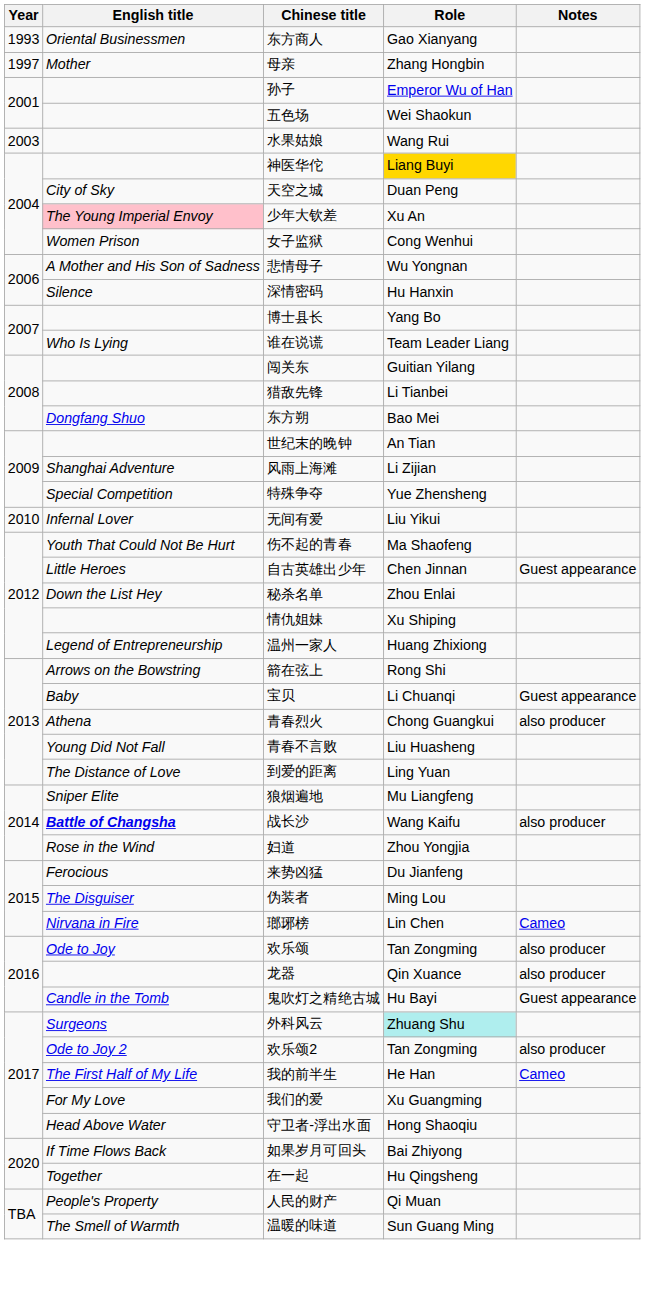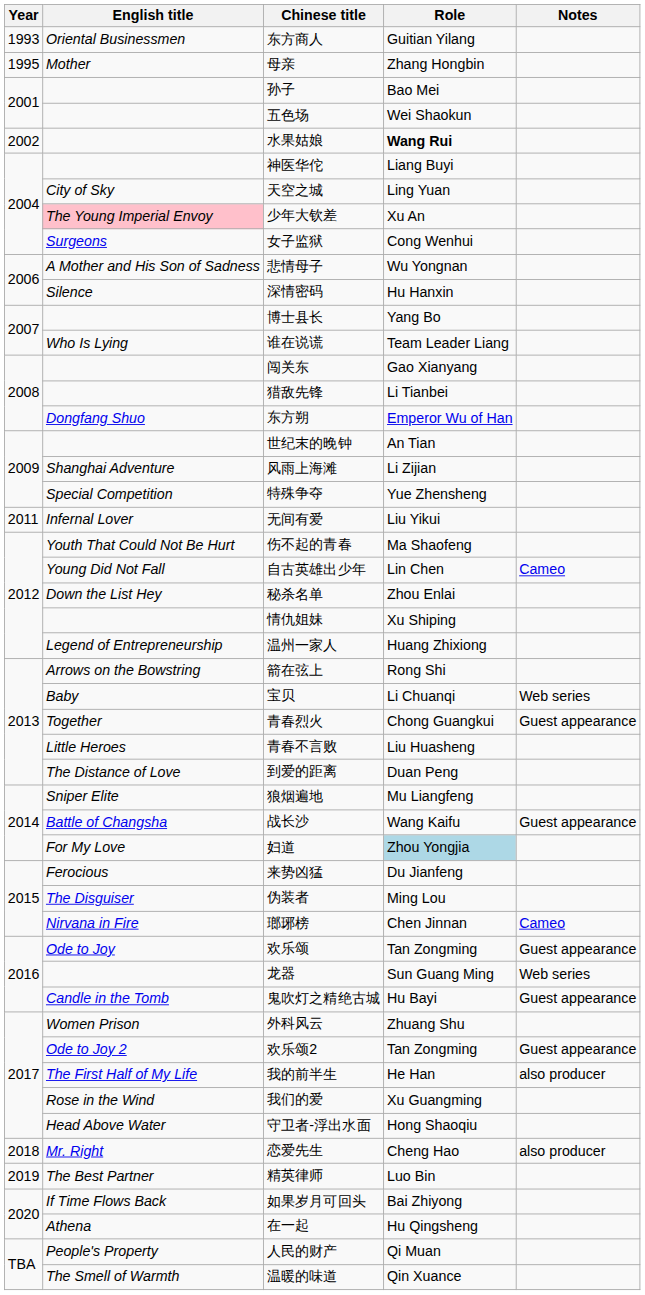(432, 39) Gao Xianyang -> (431, 39) Guitian Yilang
(24, 64) 1997 -> (24, 64) 1995
(450, 90) Emperor Wu of Han -> (413, 90) Bao Mei
(24, 140) 2003 -> (24, 140) 2002
(418, 140) normal -> (420, 140) bold
(420, 165) gold background -> (420, 165) no background
(423, 191) Duan Peng -> (419, 191) Ling Yuan
(93, 241) Women Prison -> (76, 241) Surgeons
(431, 368) Guitian Yilang -> (432, 368) Gao Xianyang
(413, 418) Bao Mei -> (450, 418) Emperor Wu of Han
(24, 519) 2010 -> (23, 519) 2011
(86, 570) Little Heroes -> (105, 570) Young Did Not Fall
(427, 570) Chen Jinnan -> (416, 570) Lin Chen
(578, 570) Guest appearance -> (542, 570) Cameo
(578, 696) Guest appearance -> (555, 696) Web series
(69, 721) Athena -> (74, 721) Together
(562, 721) also producer -> (578, 721) Guest appearance
(105, 746) Young Did Not Fall -> (86, 746) Little Heroes
(419, 772) Ling Yuan -> (423, 772) Duan Peng
(111, 822) bold -> (107, 822) normal
(562, 822) also producer -> (578, 822) Guest appearance
(100, 847) Rose in the Wind -> (86, 847) For My Love
(428, 847) no background -> (428, 847) lightblue background
(416, 923) Lin Chen -> (427, 923) Chen Jinnan
(562, 948) also producer -> (578, 948) Guest appearance
(424, 974) Qin Xuance -> (440, 974) Sun Guang Ming
(562, 974) also producer -> (555, 974) Web series
(76, 1024) Surgeons -> (93, 1024) Women Prison
(426, 1024) paleturquoise background -> (426, 1024) no background
(562, 1049) also producer -> (578, 1049) Guest appearance
(542, 1075) Cameo -> (562, 1075) also producer
(86, 1100) For My Love -> (100, 1100) Rose in the Wind
+ row: (295, 1150)
+ row: (295, 1175)
(74, 1176) Together -> (69, 1226) Athena
(440, 1226) Sun Guang Ming -> (424, 1277) Qin Xuance
